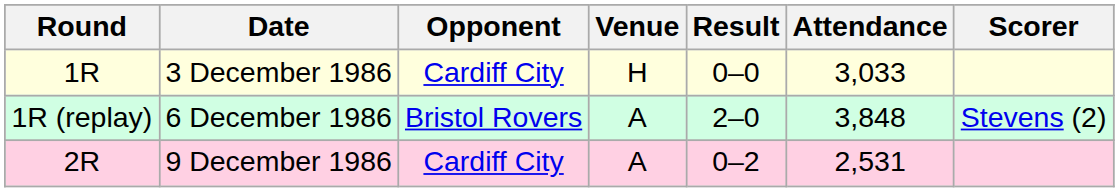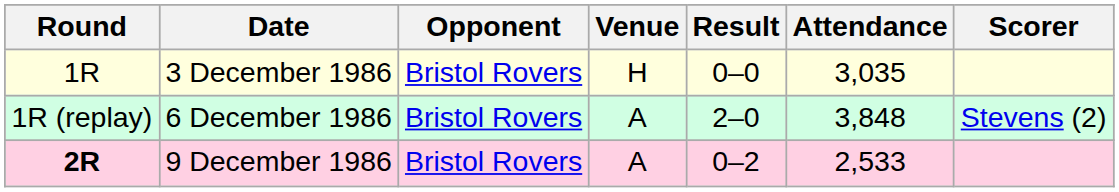(494, 72) Cardiff City -> (494, 72) Bristol Rovers
(870, 72) 3,033 -> (870, 72) 3,035
(82, 162) normal -> (82, 162) bold
(494, 162) Cardiff City -> (494, 162) Bristol Rovers
(870, 162) 2,531 -> (870, 162) 2,533
